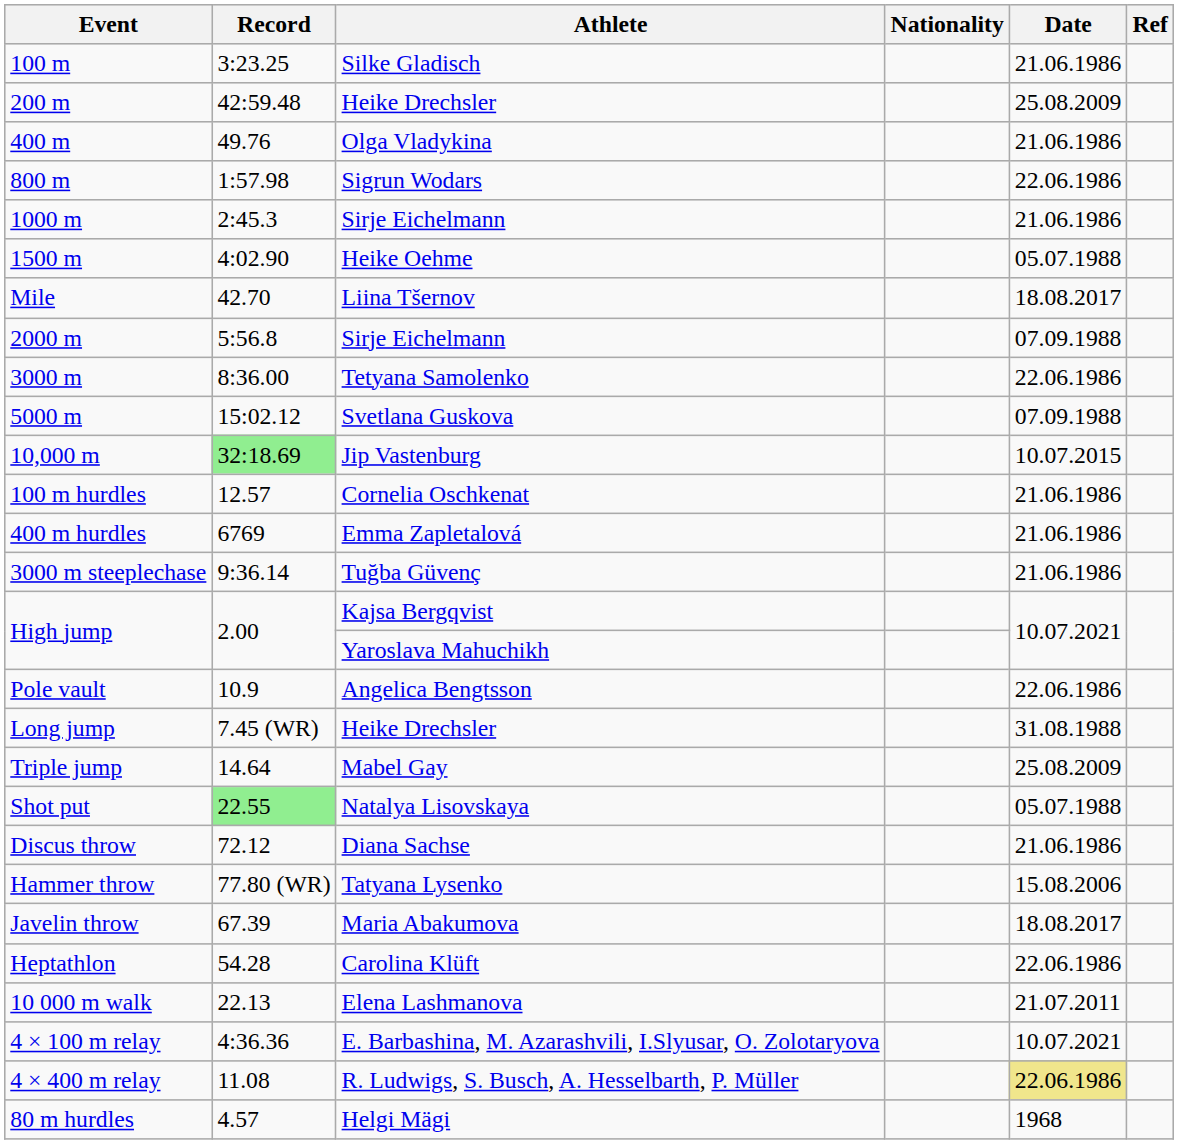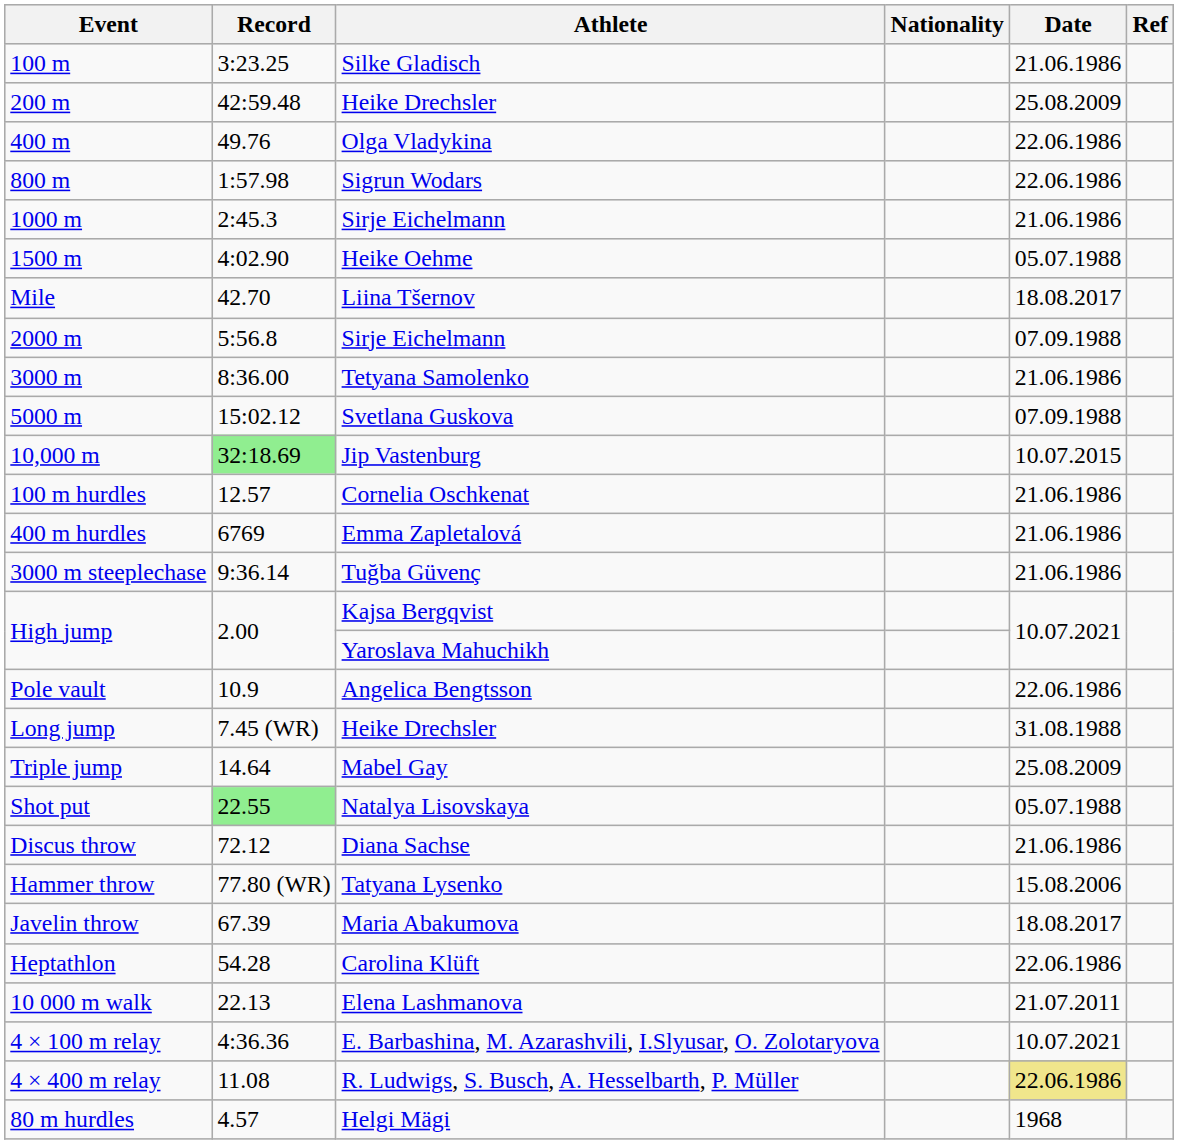(1068, 141) 21.06.1986 -> (1068, 141) 22.06.1986
(1068, 376) 22.06.1986 -> (1068, 376) 21.06.1986
